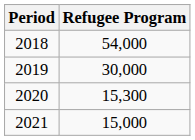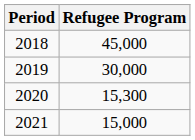(124, 43) 54,000 -> (124, 43) 45,000
